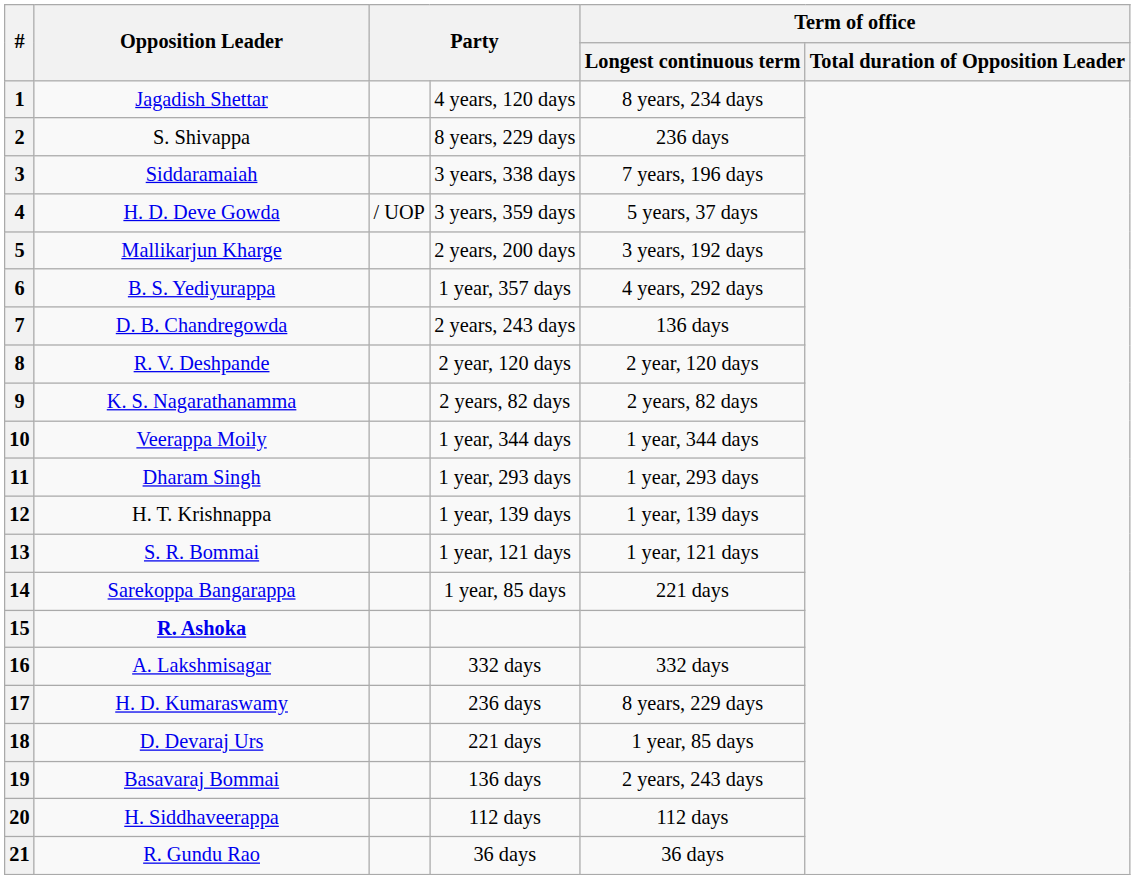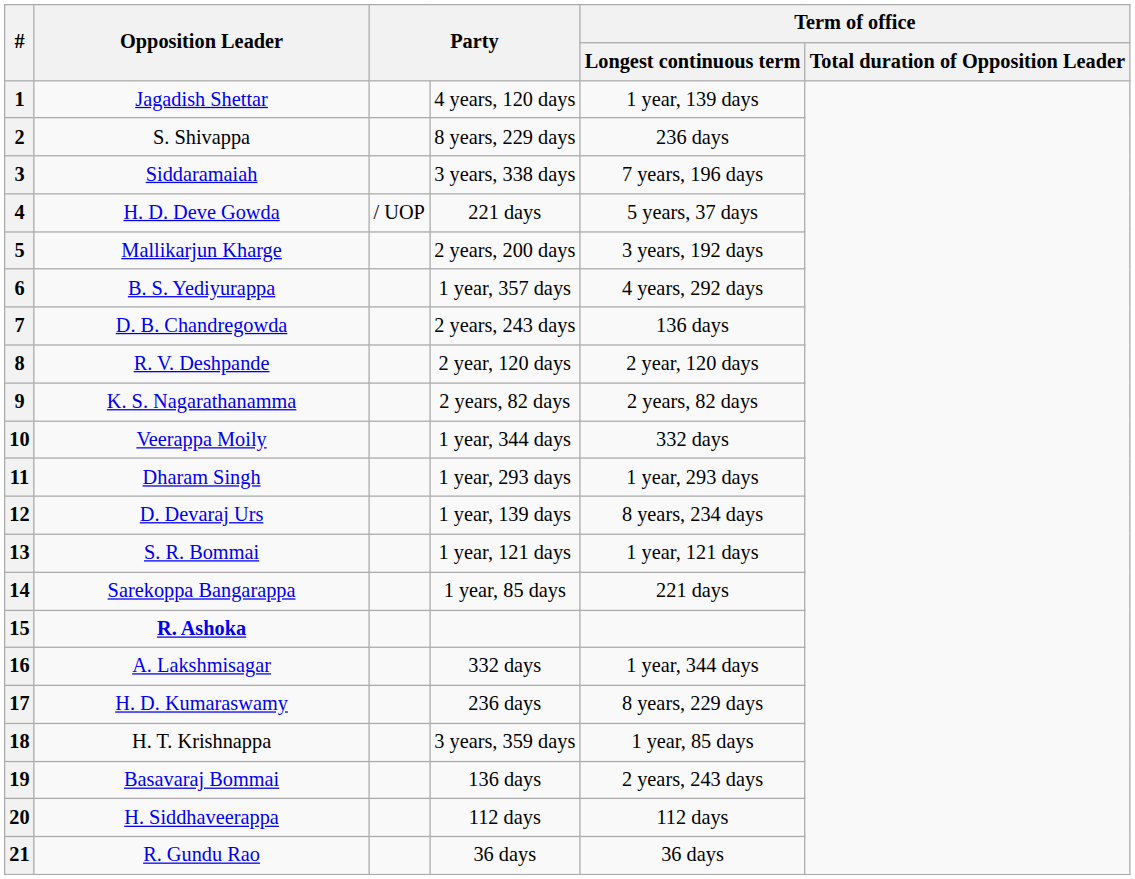(692, 98) 8 years, 234 days -> (692, 98) 1 year, 139 days
(505, 212) 3 years, 359 days -> (505, 212) 221 days
(692, 439) 1 year, 344 days -> (692, 439) 332 days
(202, 514) H. T. Krishnappa -> (202, 514) D. Devaraj Urs
(692, 514) 1 year, 139 days -> (692, 514) 8 years, 234 days
(692, 666) 332 days -> (692, 666) 1 year, 344 days
(202, 741) D. Devaraj Urs -> (202, 741) H. T. Krishnappa
(505, 741) 221 days -> (505, 741) 3 years, 359 days
